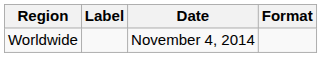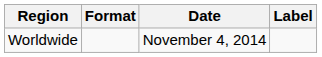columns swapped: (287, 16) <-> (104, 16)
